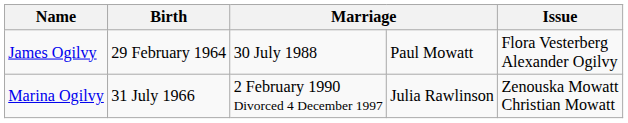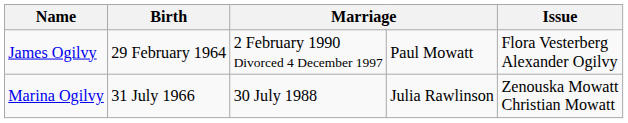(275, 52) 30 July 1988 -> (308, 52) 2 February 1990 Divorced 4 December 1997
(308, 95) 2 February 1990 Divorced 4 December 1997 -> (275, 95) 30 July 1988
